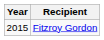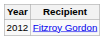(17, 27) 2015 -> (17, 27) 2012
